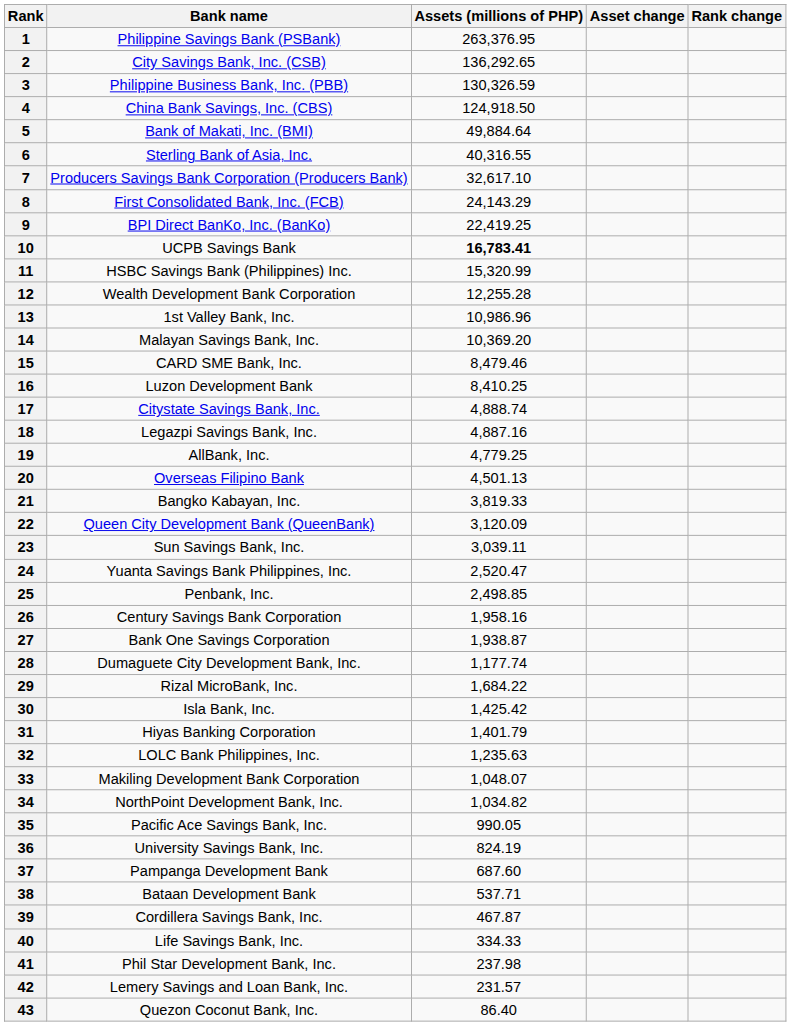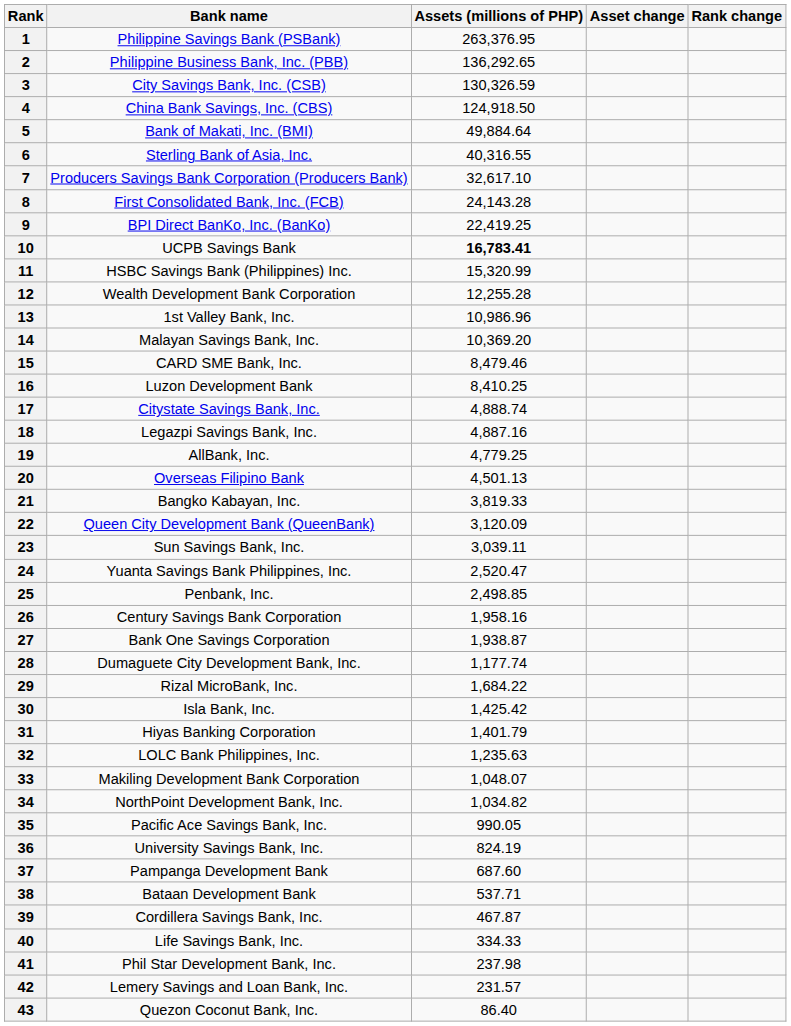(229, 62) City Savings Bank, Inc. (CSB) -> (229, 62) Philippine Business Bank, Inc. (PBB)
(229, 86) Philippine Business Bank, Inc. (PBB) -> (229, 86) City Savings Bank, Inc. (CSB)
(499, 201) 24,143.29 -> (499, 201) 24,143.28
